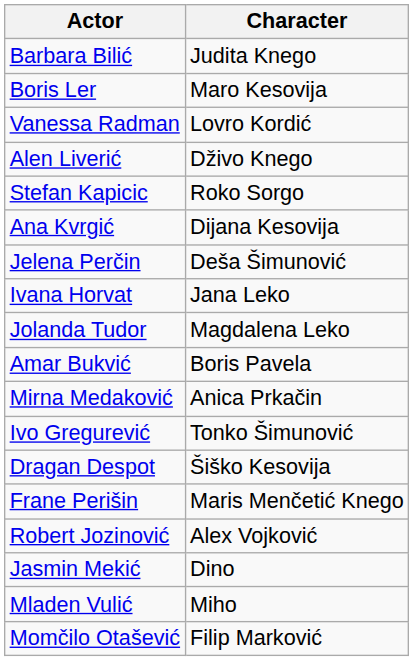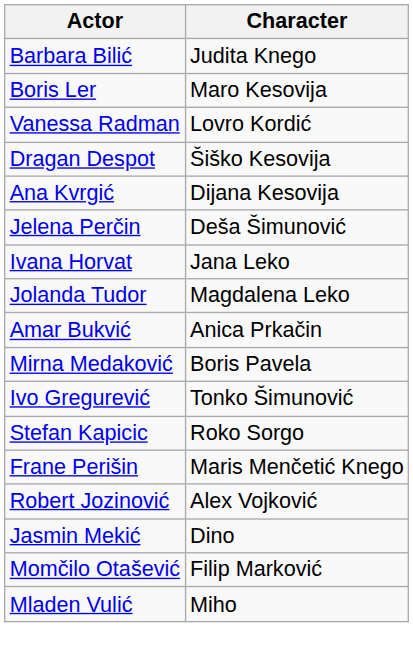- row: (65, 158)
rows swapped: (82, 466) <-> (79, 192)
(251, 364) Boris Pavela -> (256, 329) Anica Prkačin
(256, 398) Anica Prkačin -> (251, 364) Boris Pavela
rows swapped: (95, 638) <-> (71, 603)
